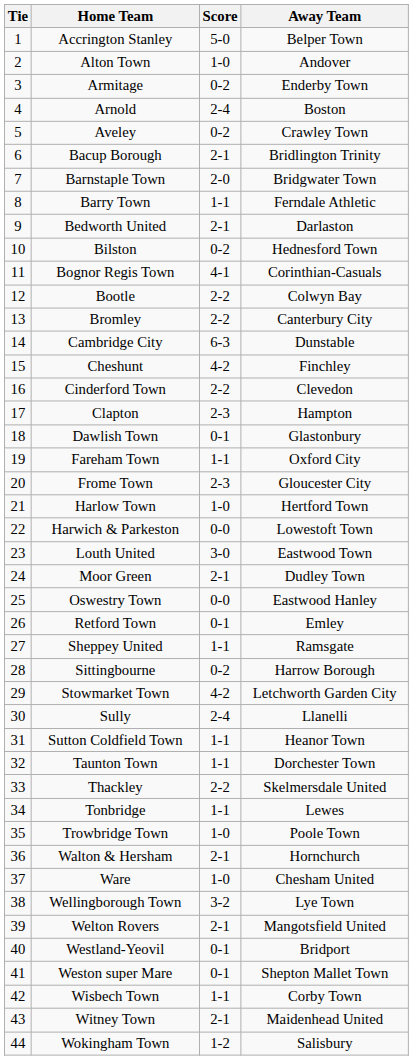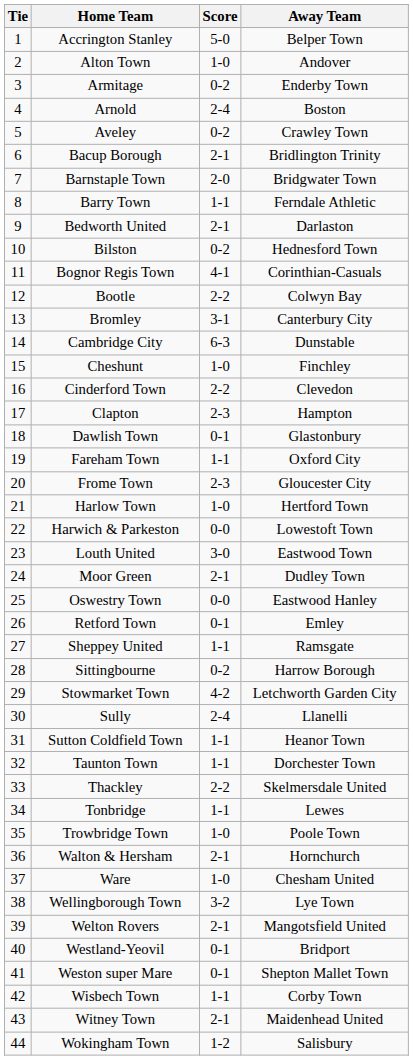(220, 319) 2-2 -> (220, 319) 3-1
(220, 366) 4-2 -> (220, 366) 1-0
